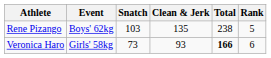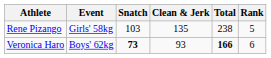(91, 29) Boys' 62kg -> (91, 29) Girls' 58kg
(91, 45) Girls' 58kg -> (91, 45) Boys' 62kg
(133, 45) normal -> (133, 45) bold
